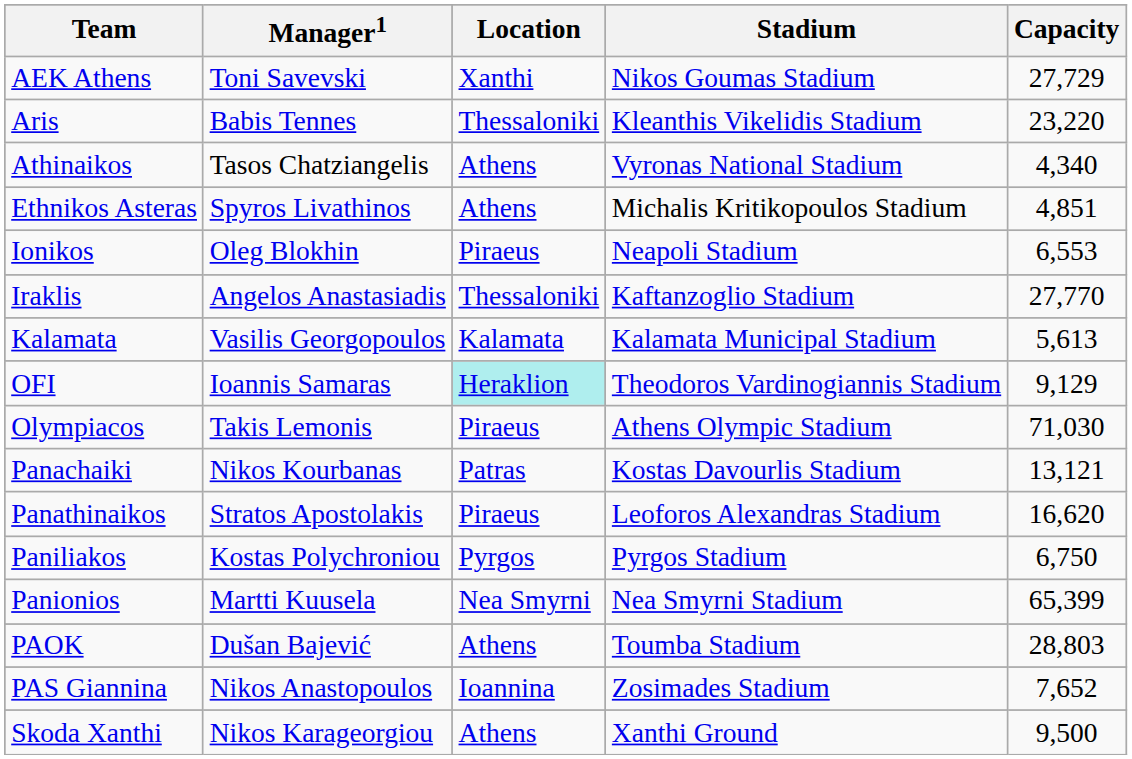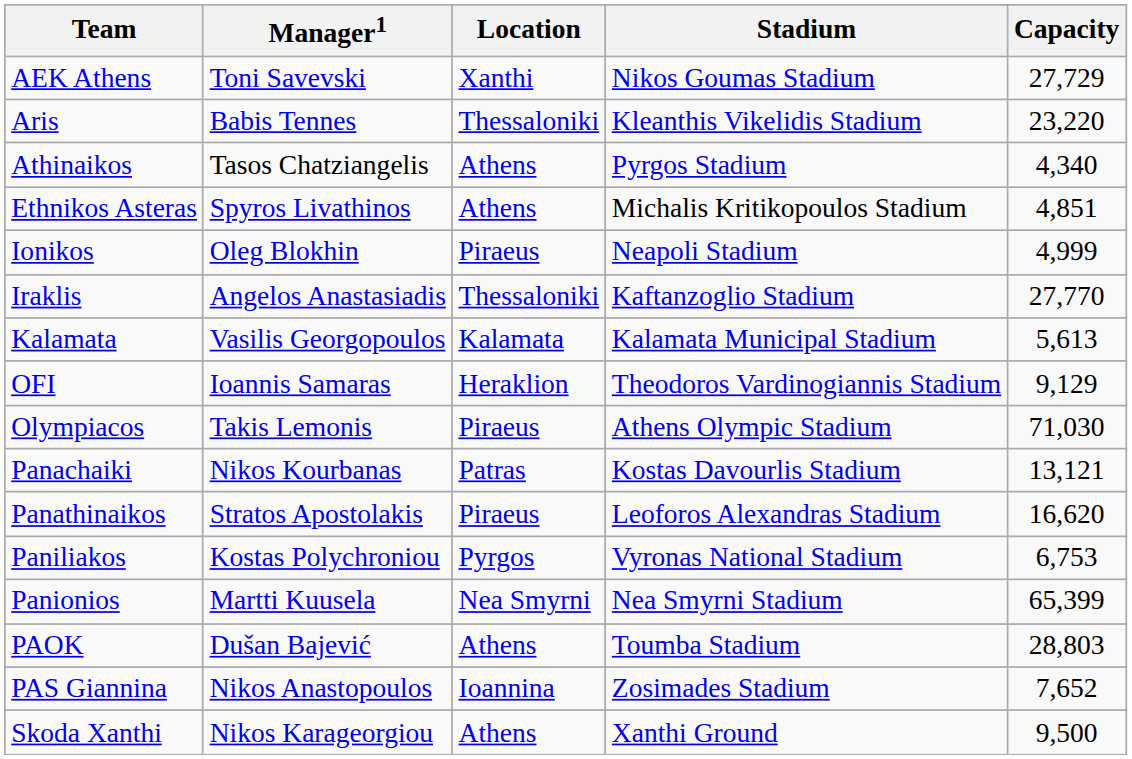(757, 164) Vyronas National Stadium -> (699, 164) Pyrgos Stadium
(1067, 251) 6,553 -> (1067, 251) 4,999
(514, 382) paleturquoise background -> (514, 382) no background
(699, 557) Pyrgos Stadium -> (757, 557) Vyronas National Stadium
(1067, 557) 6,750 -> (1067, 557) 6,753
